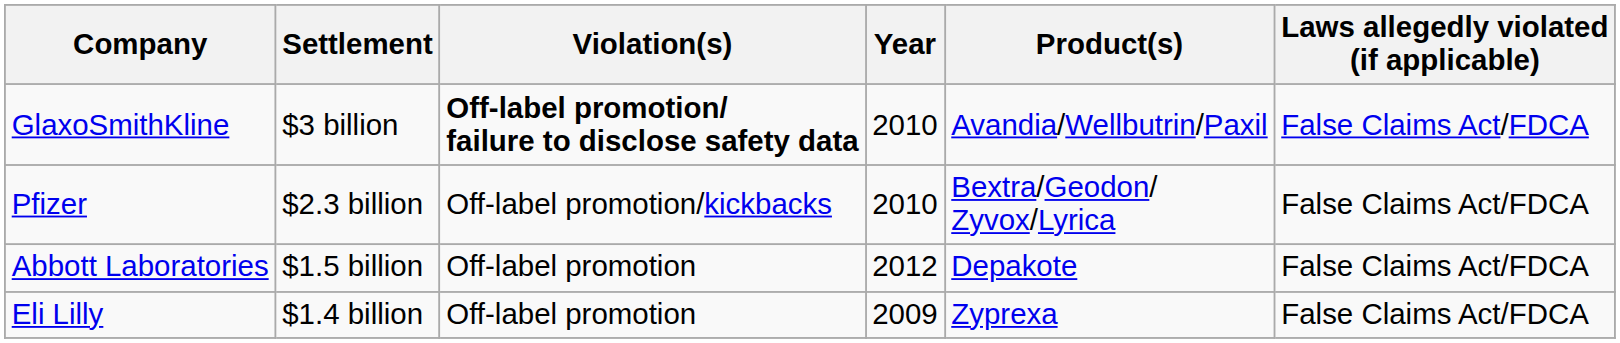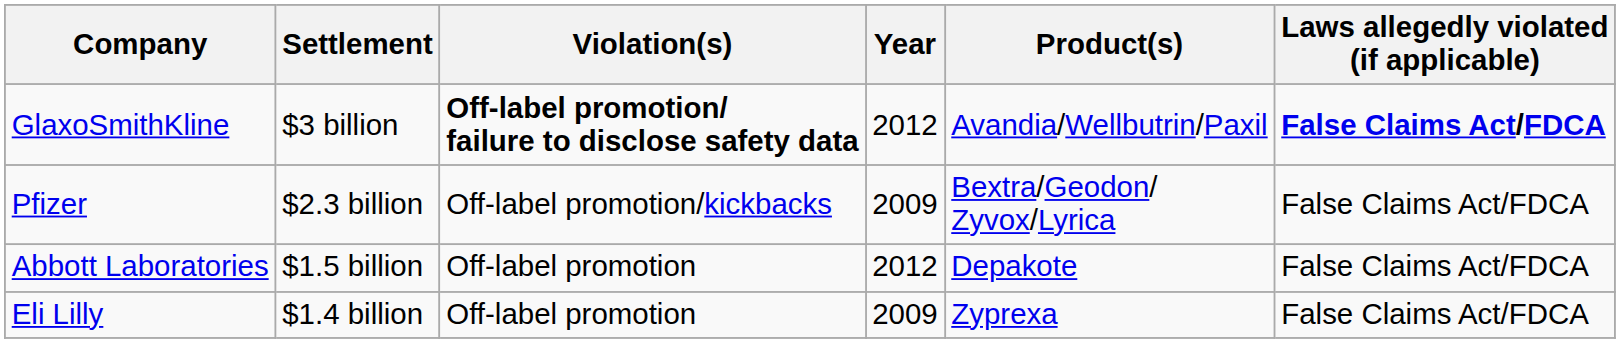(905, 124) 2010 -> (905, 124) 2012
(1435, 124) normal -> (1443, 124) bold
(905, 204) 2010 -> (905, 204) 2009
